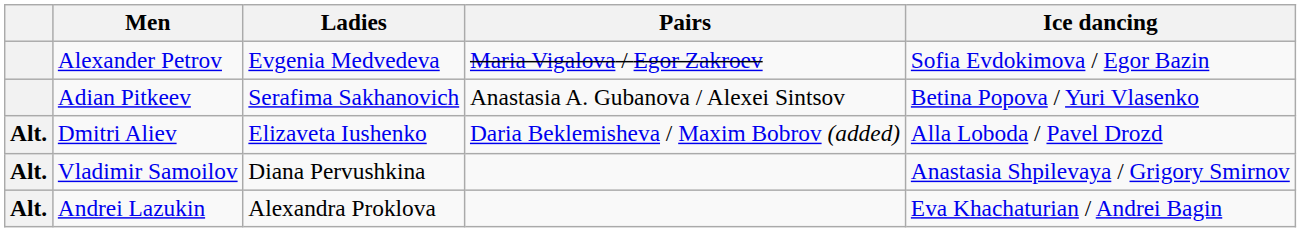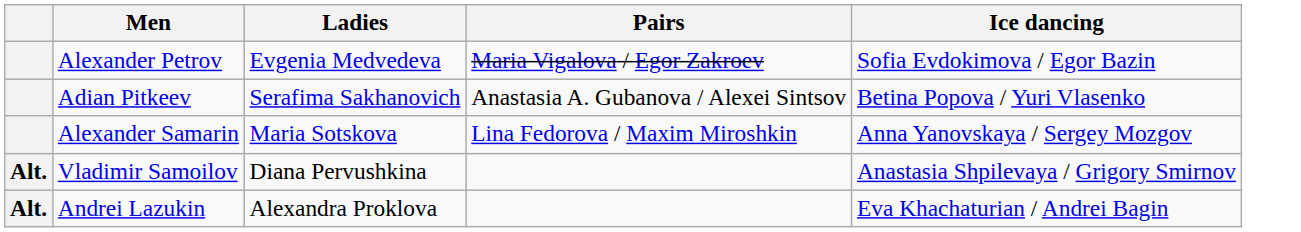+ row: (148, 134)
- row: (117, 134)
